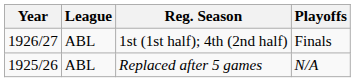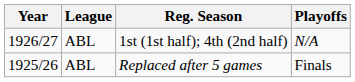(313, 40) Finals -> (306, 40) N/A
(306, 64) N/A -> (313, 64) Finals
